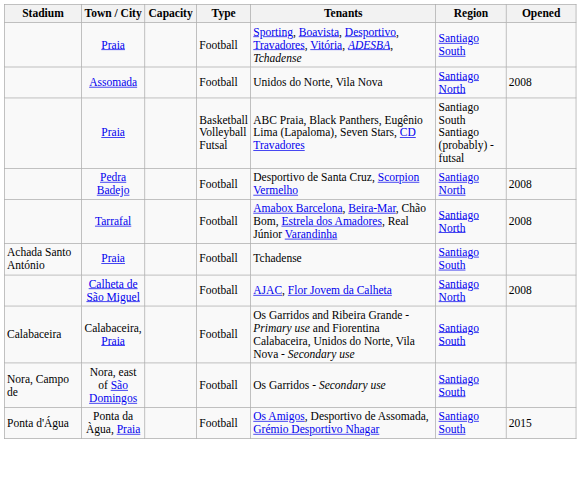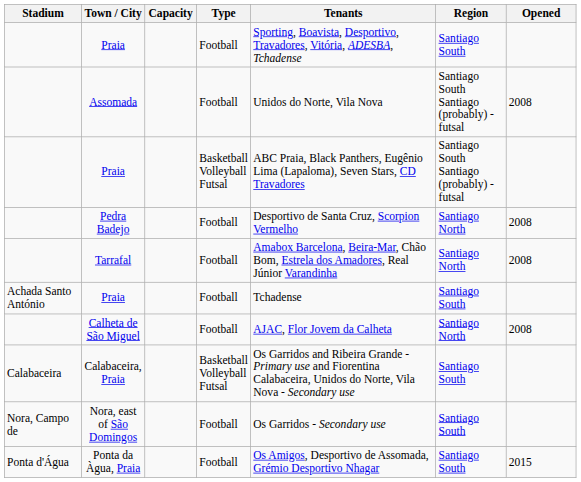(459, 82) Santiago North -> (466, 102) Santiago South Santiago (probably) - futsal
(219, 334) Football -> (224, 373) Basketball Volleyball Futsal
